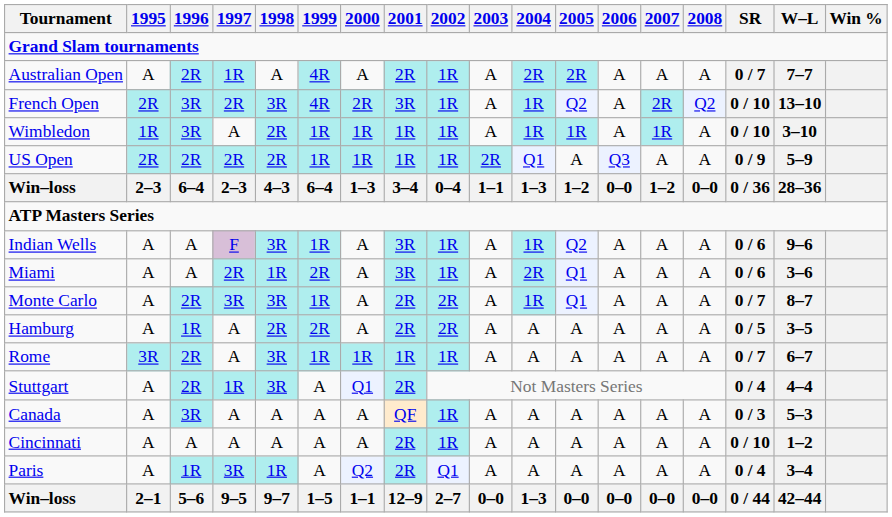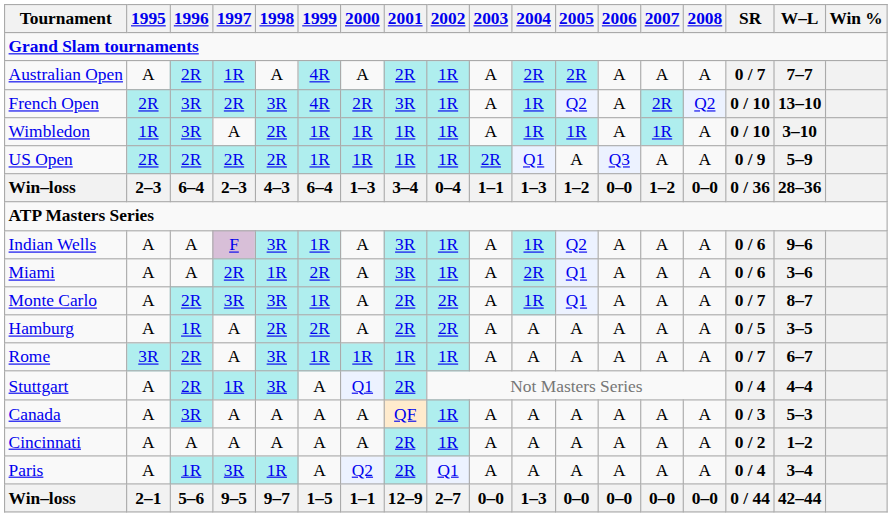(750, 441) 0 / 10 -> (750, 441) 0 / 2
